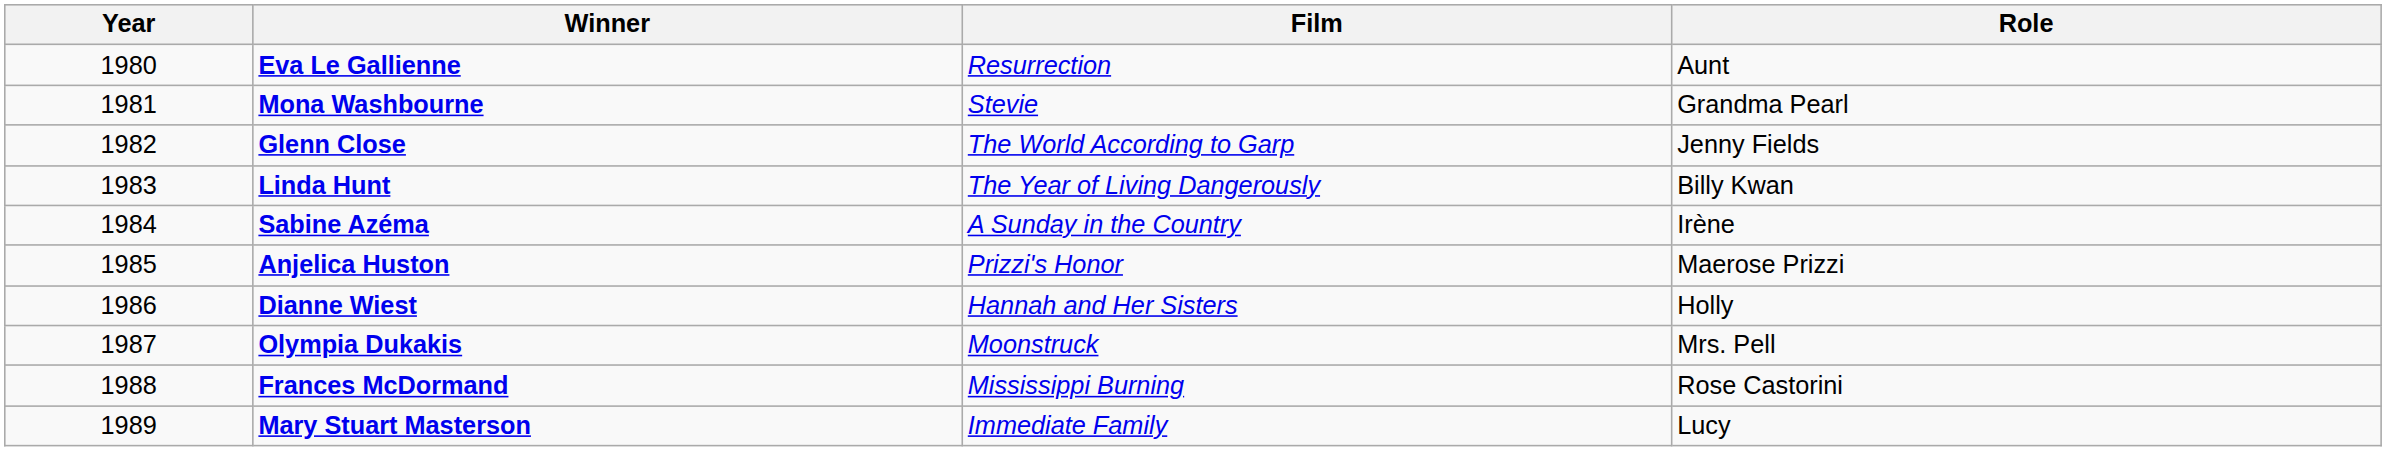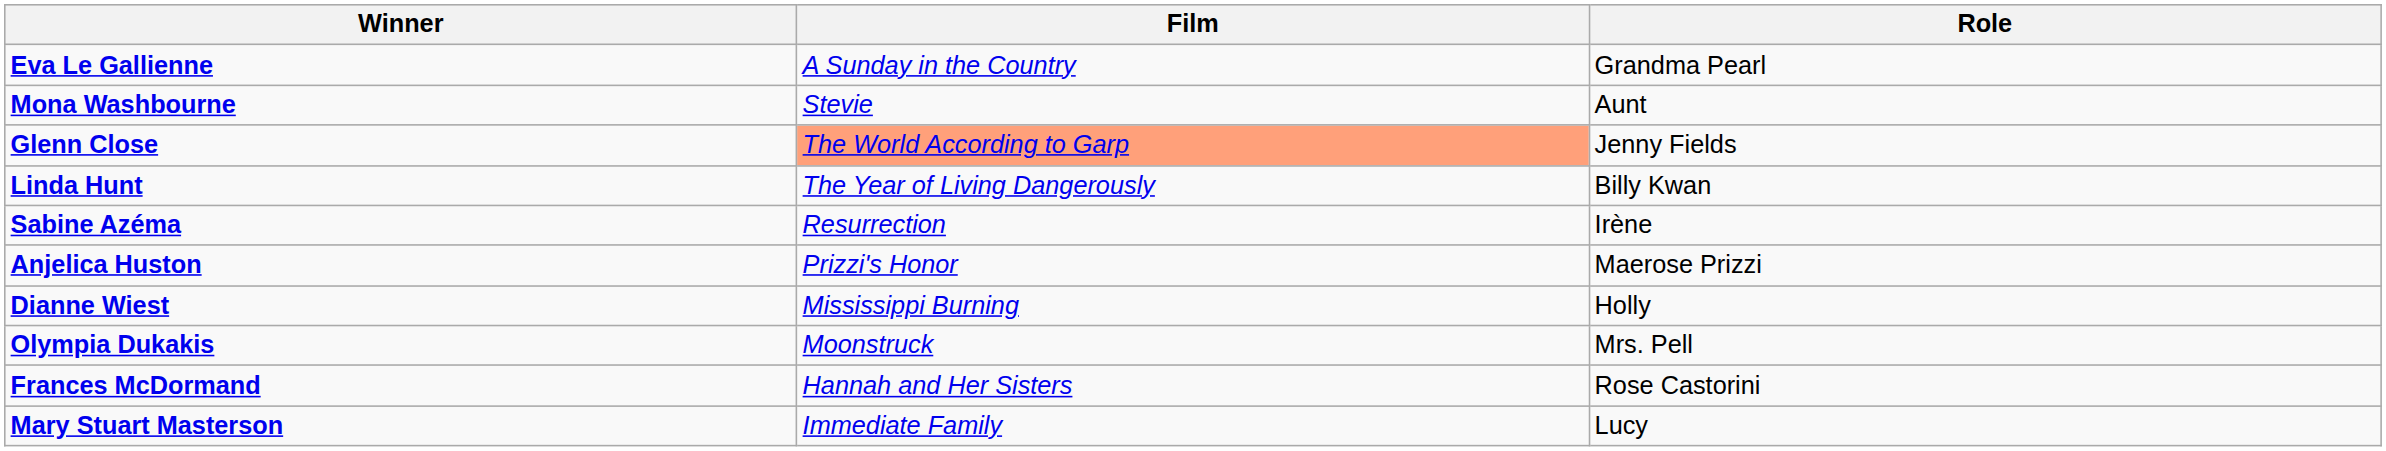- column: (129, 24)
(1039, 64) Resurrection -> (939, 64) A Sunday in the Country
(1703, 64) Aunt -> (1680, 64) Grandma Pearl
(1763, 104) Grandma Pearl -> (1621, 104) Aunt
(1131, 144) no background -> (966, 144) lightsalmon background
(1104, 225) A Sunday in the Country -> (874, 225) Resurrection
(1103, 305) Hannah and Her Sisters -> (911, 305) Mississippi Burning
(1076, 385) Mississippi Burning -> (938, 385) Hannah and Her Sisters
